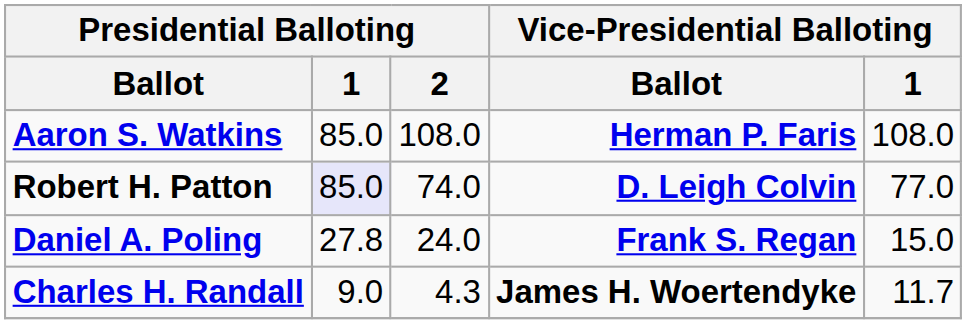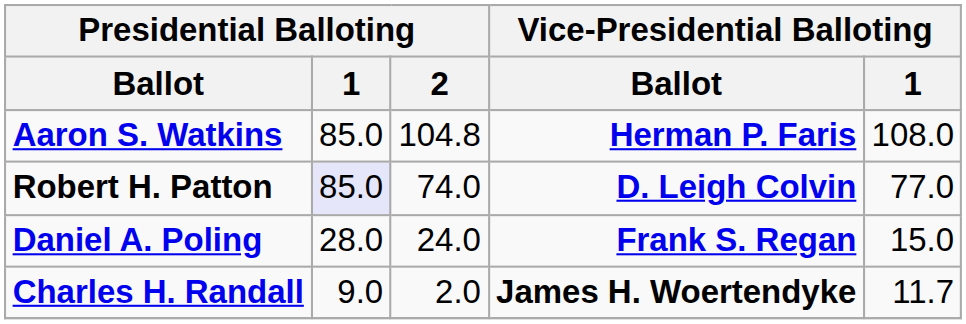(440, 135) 108.0 -> (440, 135) 104.8
(351, 239) 27.8 -> (351, 239) 28.0
(458, 291) 4.3 -> (458, 291) 2.0
